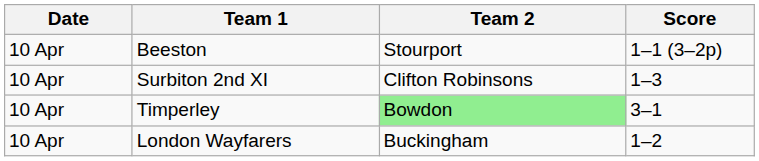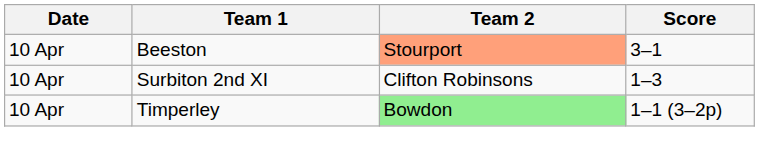(423, 49) no background -> (423, 49) lightsalmon background
(676, 49) 1–1 (3–2p) -> (646, 49) 3–1
(646, 110) 3–1 -> (676, 110) 1–1 (3–2p)
- row: (214, 140)
